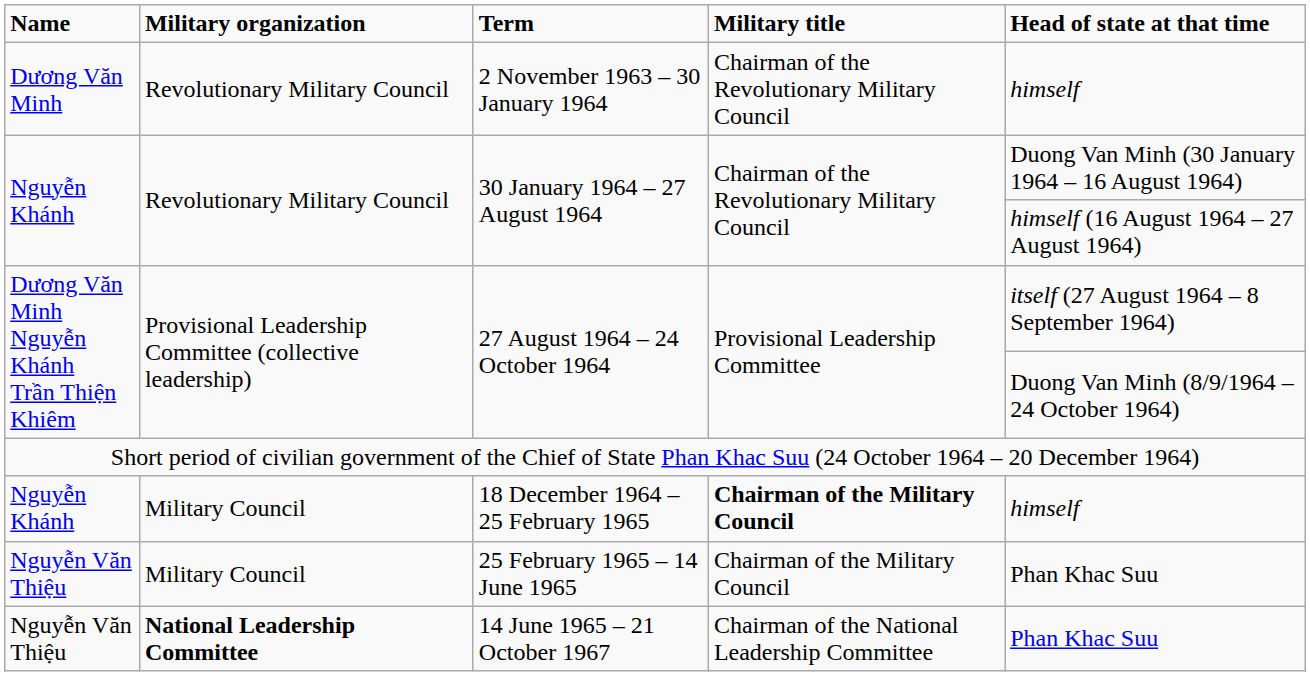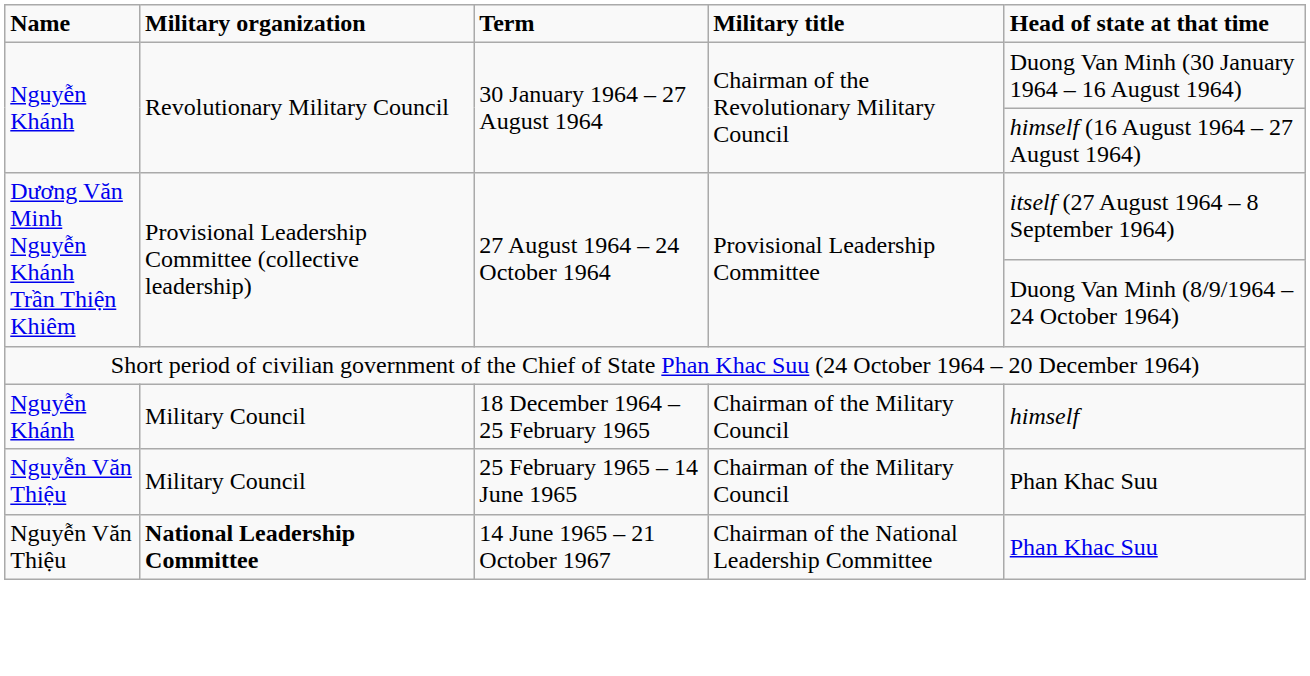- row: (67, 88)
(844, 508) bold -> (833, 416) normal
